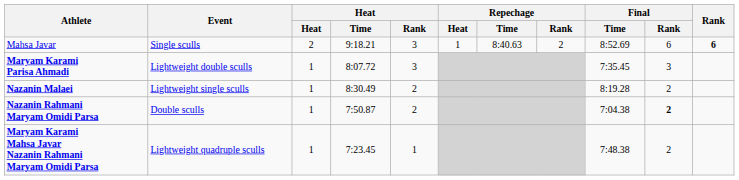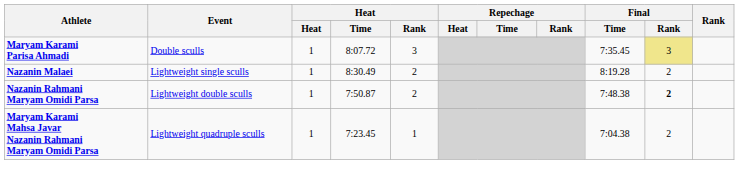- row: (31, 45)
(201, 67) Lightweight double sculls -> (177, 51) Double sculls
(669, 67) no background -> (669, 51) khaki background
(177, 111) Double sculls -> (201, 94) Lightweight double sculls
(615, 111) 7:04.38 -> (615, 94) 7:48.38
(615, 150) 7:48.38 -> (615, 134) 7:04.38
